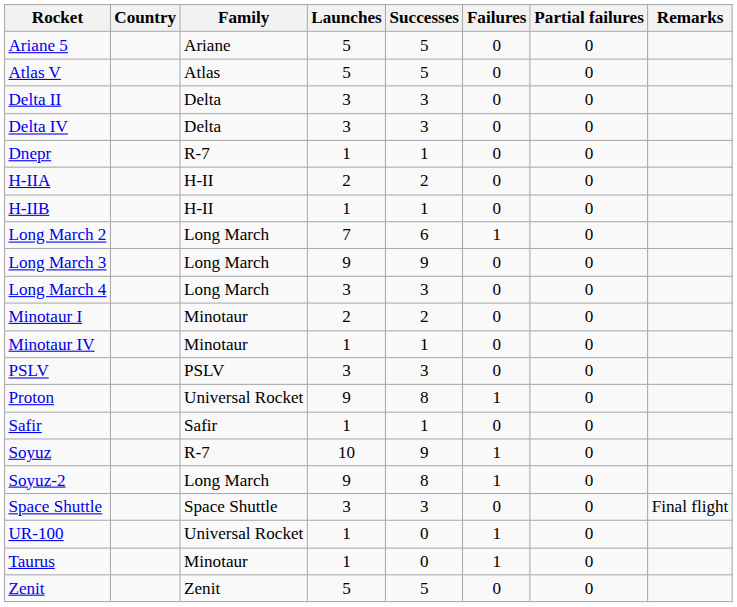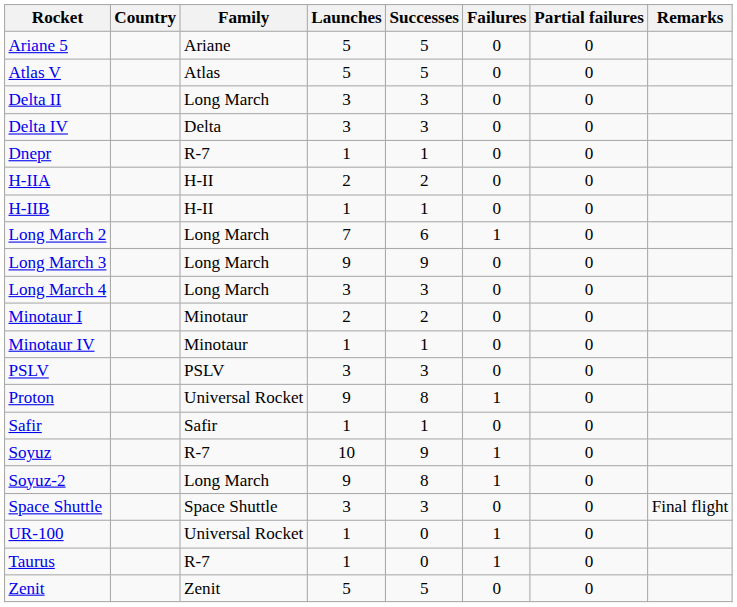(203, 99) Delta -> (227, 99) Long March
(216, 561) Minotaur -> (197, 561) R-7
